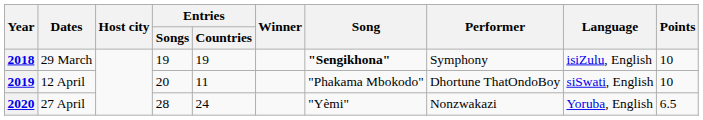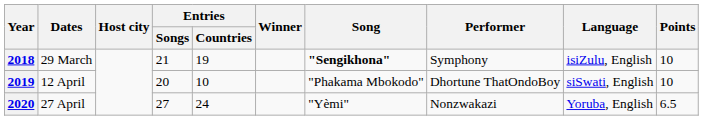(162, 60) 19 -> (162, 60) 21
(202, 82) 11 -> (202, 82) 10
(162, 104) 28 -> (162, 104) 27
